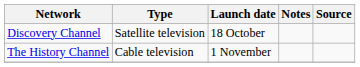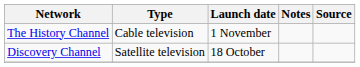rows swapped: (54, 33) <-> (58, 52)
